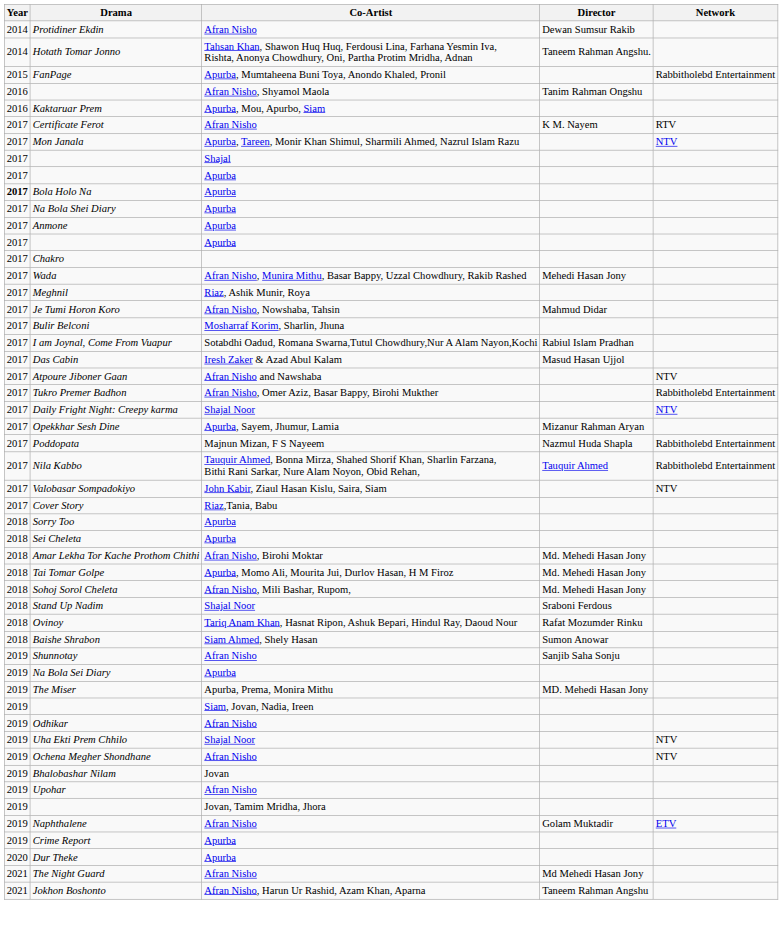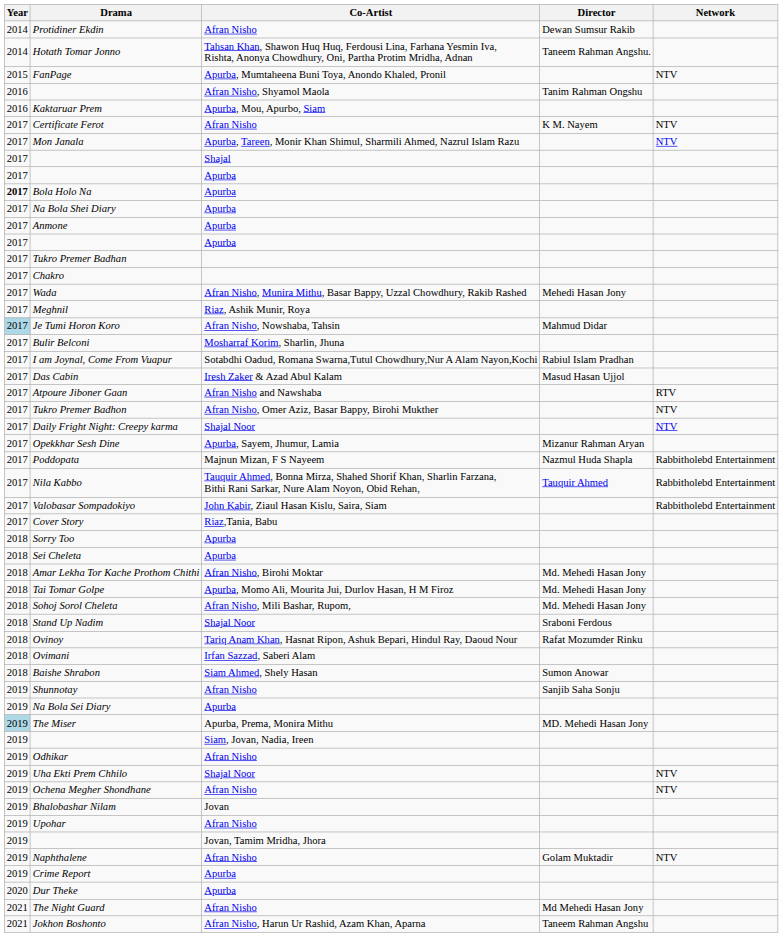(715, 74) Rabbitholebd Entertainment -> (667, 74) NTV
(666, 125) RTV -> (667, 125) NTV
+ row: (80, 259)
(17, 309) no background -> (17, 326) lightblue background
(667, 376) NTV -> (666, 393) RTV
(715, 393) Rabbitholebd Entertainment -> (667, 409) NTV
(667, 488) NTV -> (715, 505) Rabbitholebd Entertainment
+ row: (51, 656)
(17, 689) no background -> (17, 723) lightblue background
(666, 823) ETV -> (667, 857) NTV
